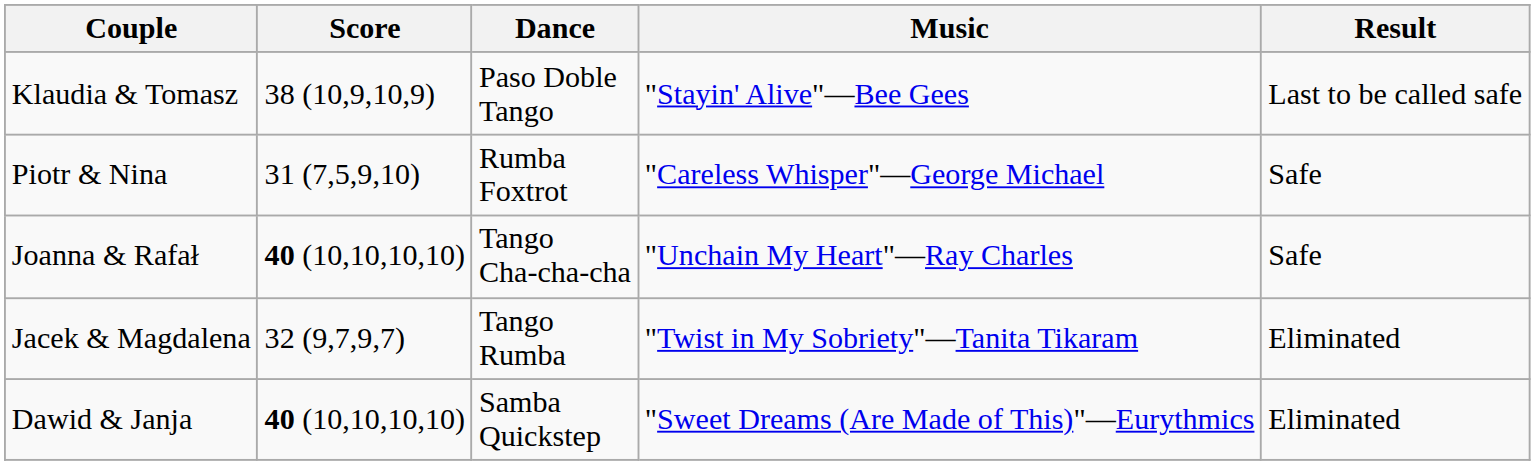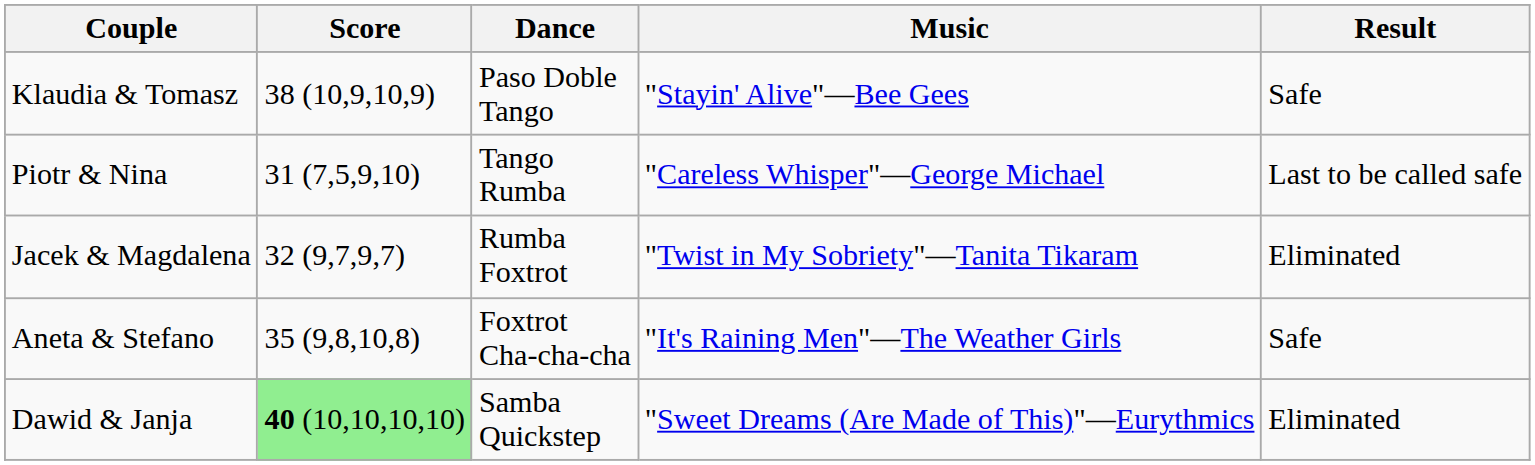(1395, 92) Last to be called safe -> (1295, 92) Safe
(523, 174) Rumba Foxtrot -> (522, 174) Tango Rumba
(1295, 174) Safe -> (1395, 174) Last to be called safe
- row: (105, 256)
(522, 337) Tango Rumba -> (523, 256) Rumba Foxtrot
+ row: (113, 337)
(365, 419) no background -> (365, 419) lightgreen background
